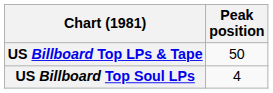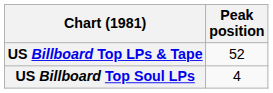(237, 54) 50 -> (237, 54) 52
